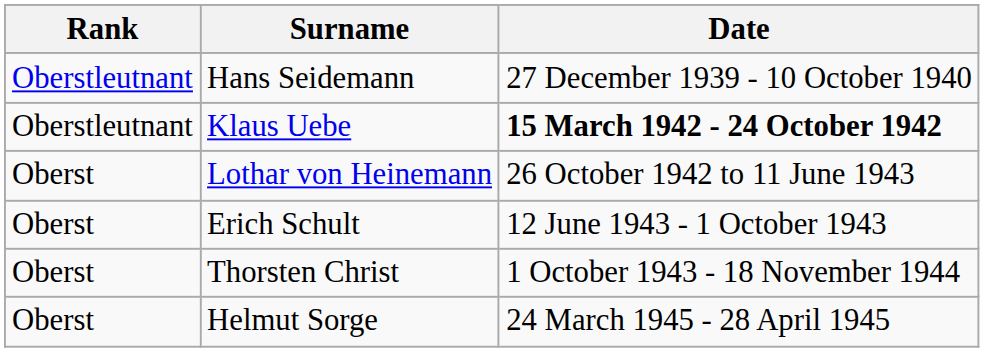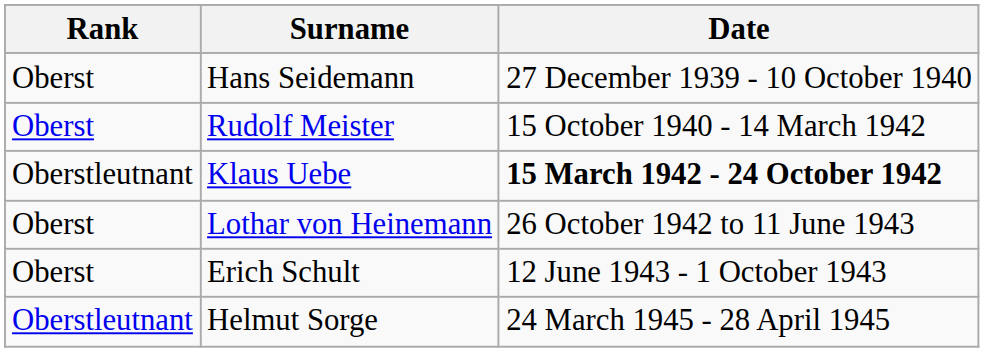(102, 77) Oberstleutnant -> (53, 77) Oberst
+ row: (301, 126)
- row: (303, 272)
(53, 321) Oberst -> (102, 321) Oberstleutnant
